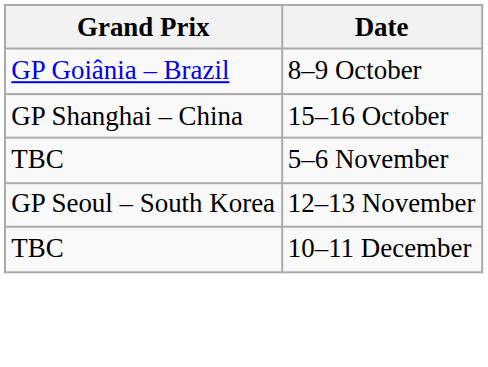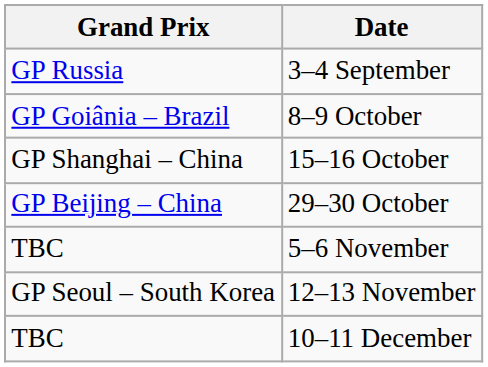+ row: (369, 70)
+ row: (368, 204)
